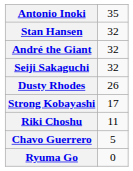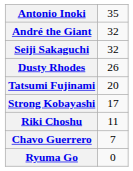- row: (52, 31)
+ row: (52, 85)
(113, 139) 5 -> (113, 139) 7
